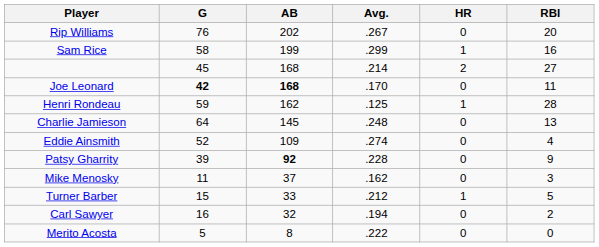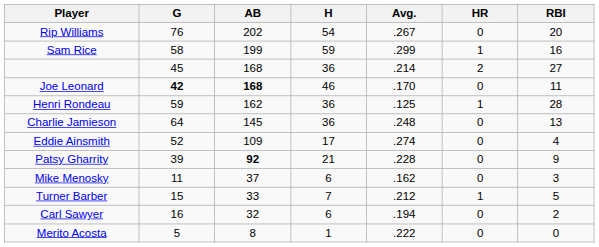+ column: (329, 13)
